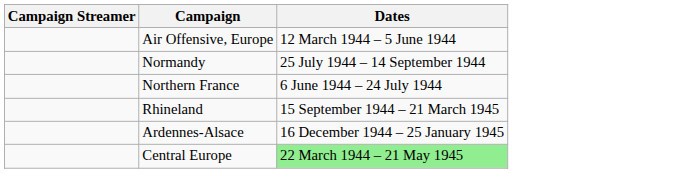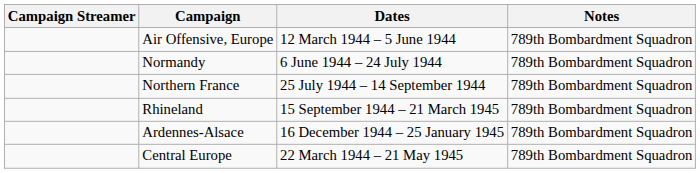+ column: (602, 16)
(383, 62) 25 July 1944 – 14 September 1944 -> (361, 62) 6 June 1944 – 24 July 1944
(361, 86) 6 June 1944 – 24 July 1944 -> (383, 86) 25 July 1944 – 14 September 1944
(372, 156) lightgreen background -> (372, 156) no background
